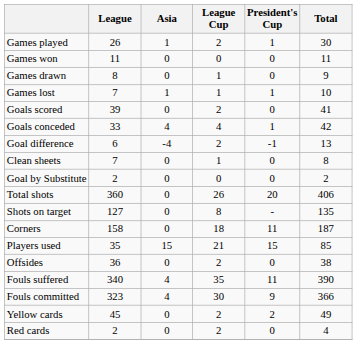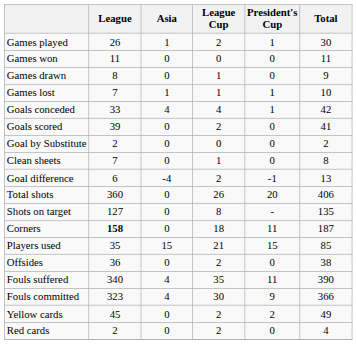rows swapped: (35, 110) <-> (41, 127)
rows swapped: (40, 144) <-> (47, 178)
(115, 229) normal -> (115, 229) bold
